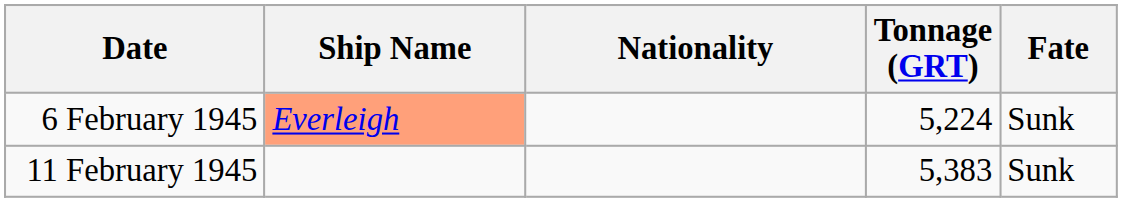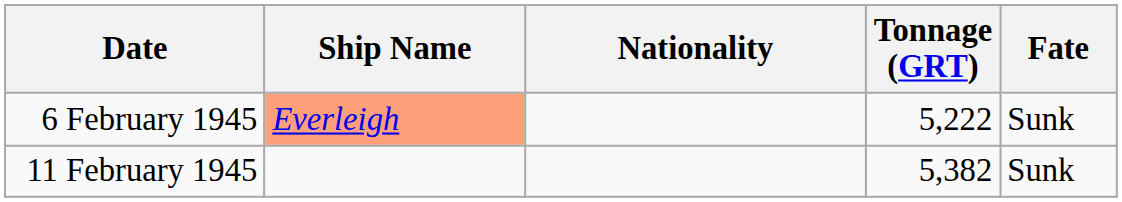(956, 118) 5,224 -> (956, 118) 5,222
(956, 170) 5,383 -> (956, 170) 5,382
